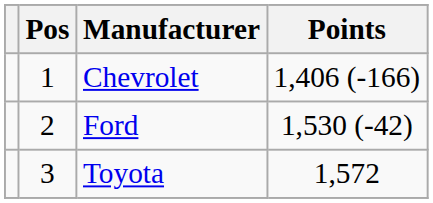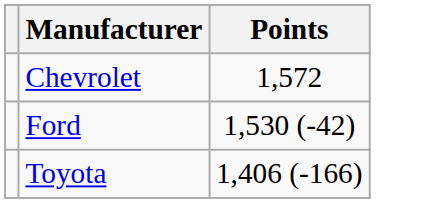- column: (47, 28)
(347, 77) 1,406 (-166) -> (289, 77) 1,572
(347, 173) 1,572 -> (289, 173) 1,406 (-166)
